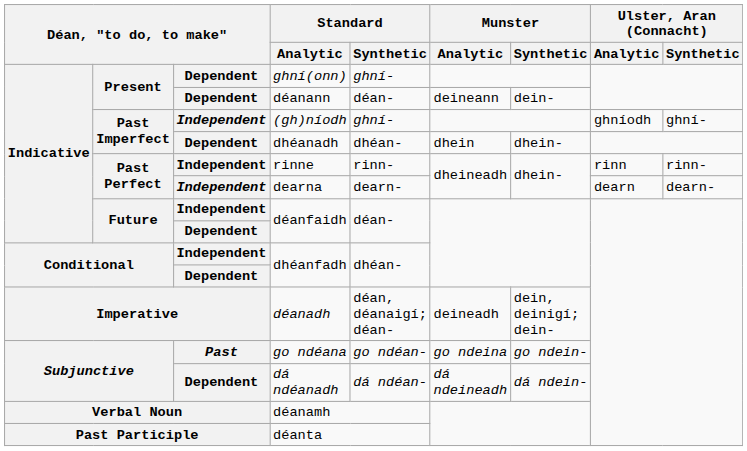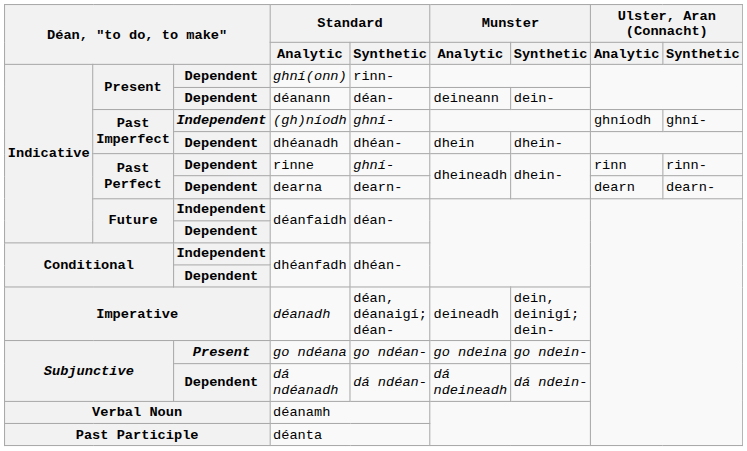(374, 76) ghní- -> (374, 76) rinn-
(221, 165) Independent -> (221, 165) Dependent
(374, 165) rinn- -> (374, 165) ghní-
(221, 187) Independent -> (221, 187) Dependent
(221, 352) Past -> (221, 352) Present
